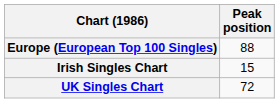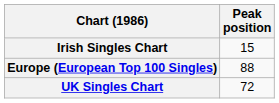rows swapped: (112, 48) <-> (112, 68)
